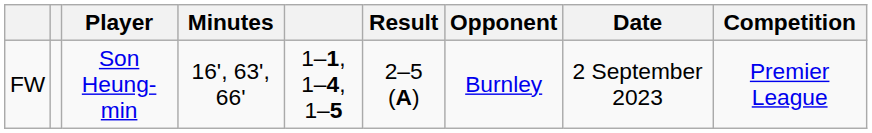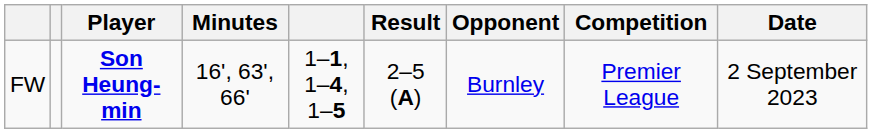columns swapped: (790, 22) <-> (638, 22)
(119, 84) normal -> (121, 84) bold
